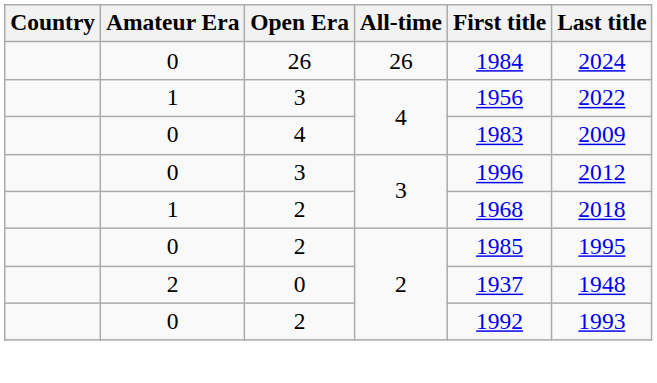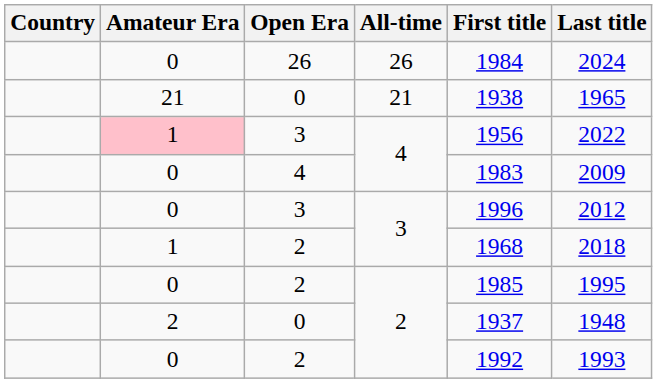+ row: (300, 97)
(173, 97) no background -> (173, 135) pink background
